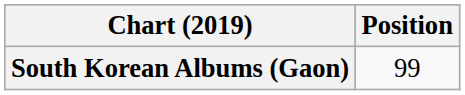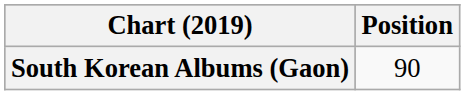(407, 67) 99 -> (407, 67) 90
